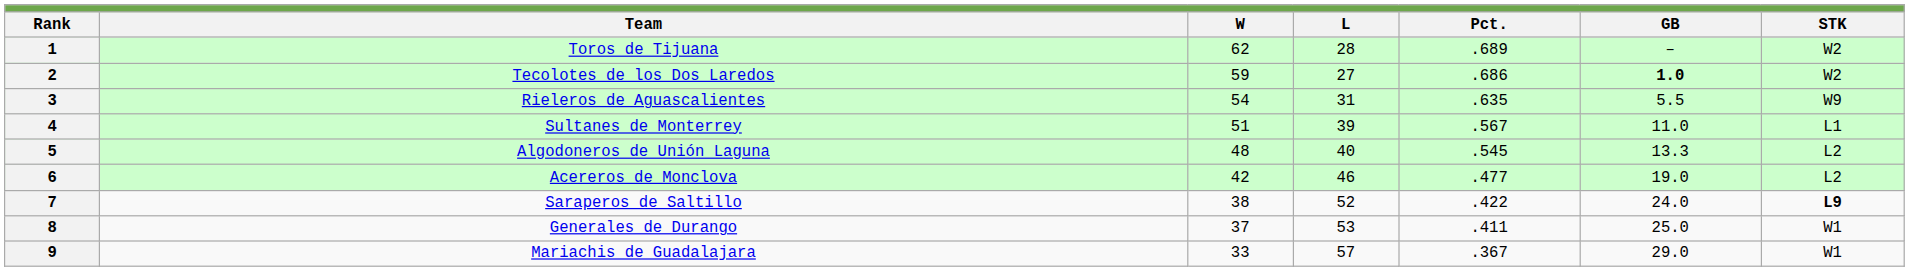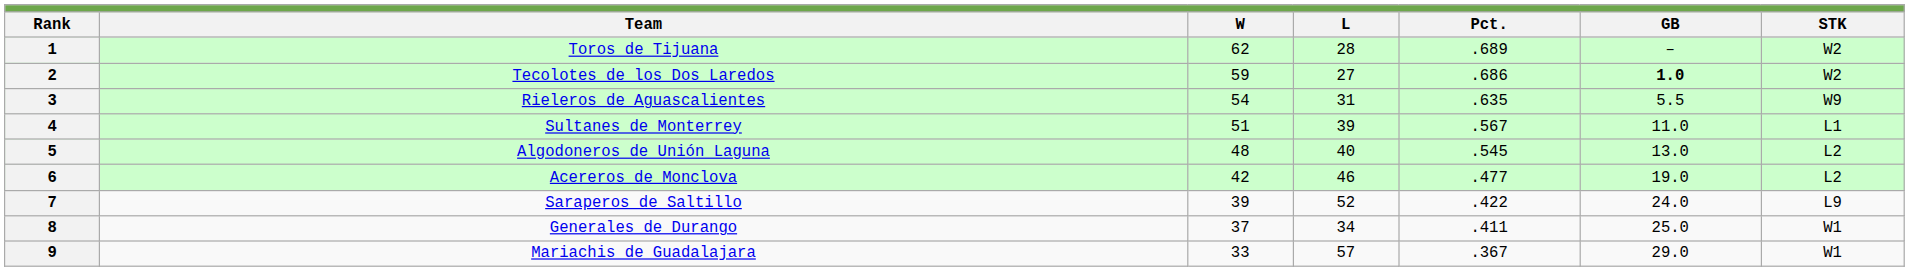(1670, 152) 13.3 -> (1670, 152) 13.0
(1240, 203) 38 -> (1240, 203) 39
(1833, 203) bold -> (1833, 203) normal
(1346, 228) 53 -> (1346, 228) 34
